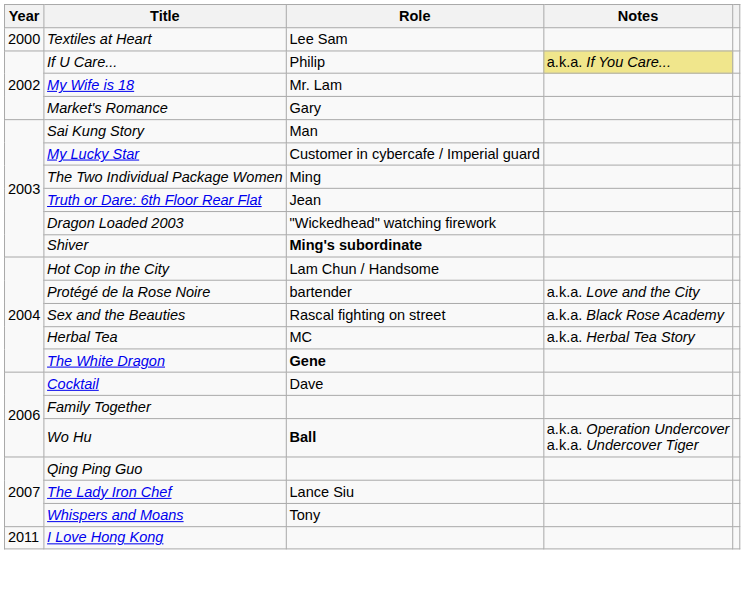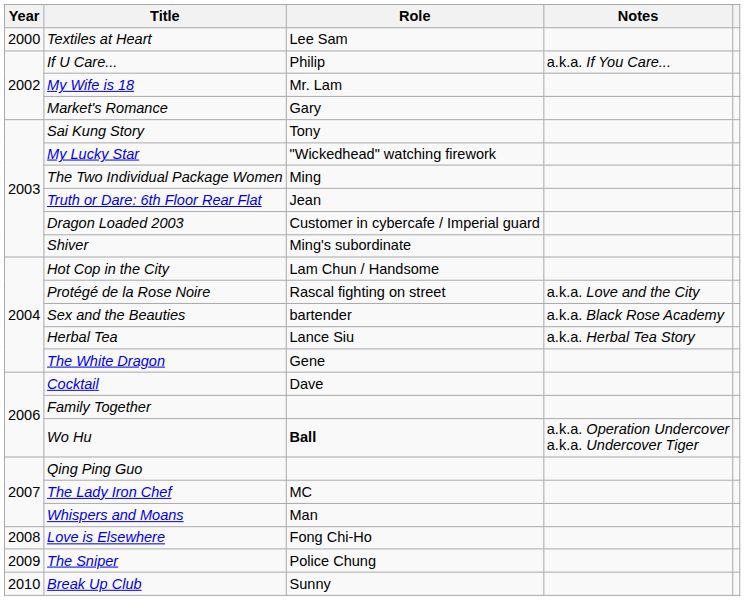(609, 62) khaki background -> (609, 62) no background
(304, 131) Man -> (305, 131) Tony
(415, 154) Customer in cybercafe / Imperial guard -> (393, 154) "Wickedhead" watching firework
(393, 223) "Wickedhead" watching firework -> (415, 223) Customer in cybercafe / Imperial guard
(356, 246) bold -> (350, 246) normal
(321, 292) bartender -> (367, 292) Rascal fighting on street
(367, 315) Rascal fighting on street -> (321, 315) bartender
(301, 338) MC -> (322, 338) Lance Siu
(308, 361) bold -> (307, 361) normal
(322, 492) Lance Siu -> (301, 492) MC
(305, 515) Tony -> (304, 515) Man
+ row: (106, 538)
+ row: (83, 561)
+ row: (94, 584)
- row: (105, 538)
